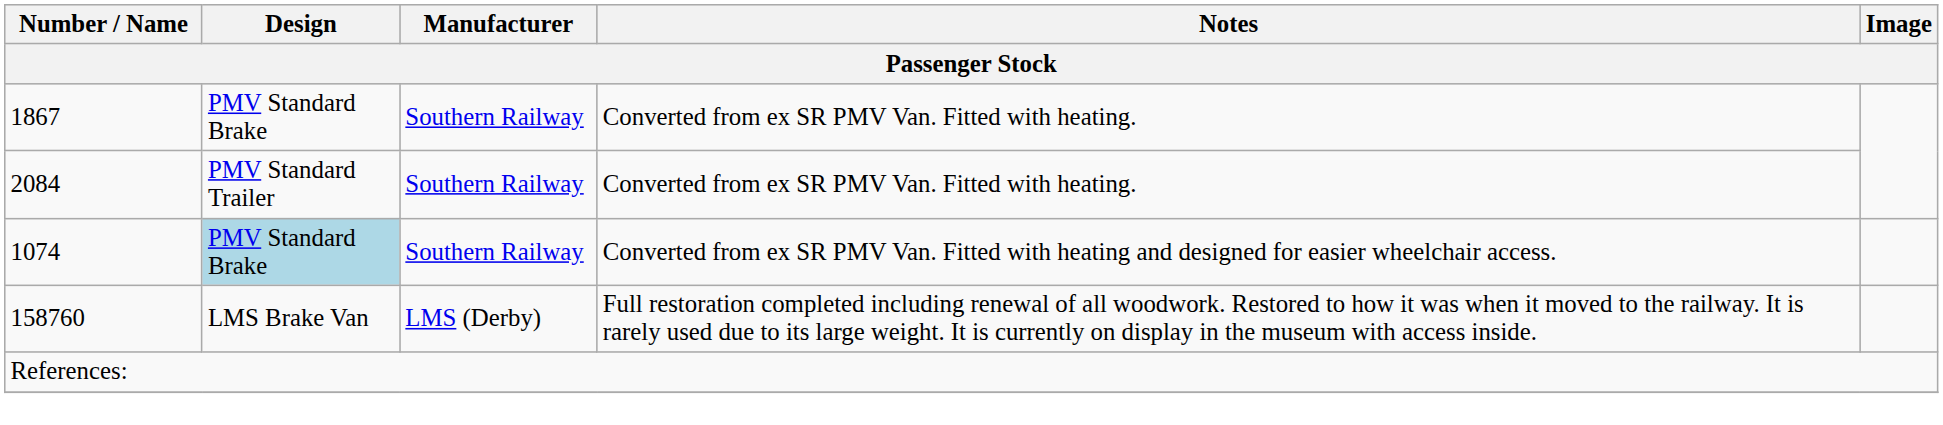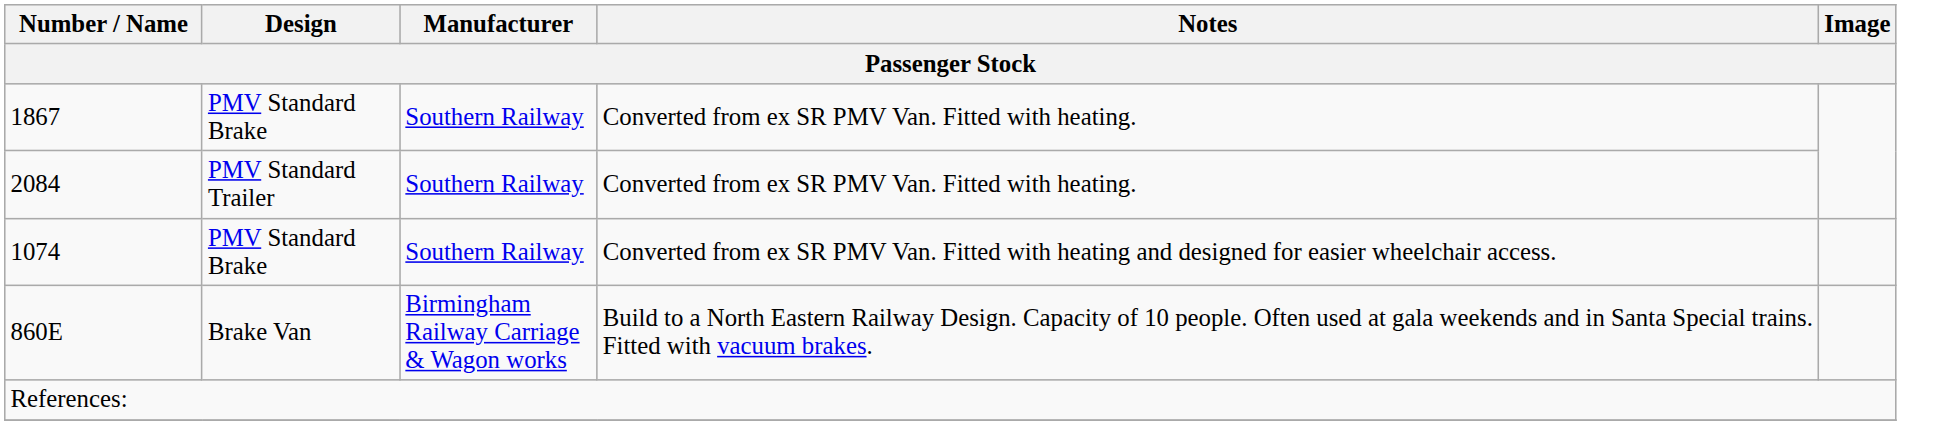(282, 251) lightblue background -> (282, 251) no background
+ row: (37, 332)
- row: (48, 318)
